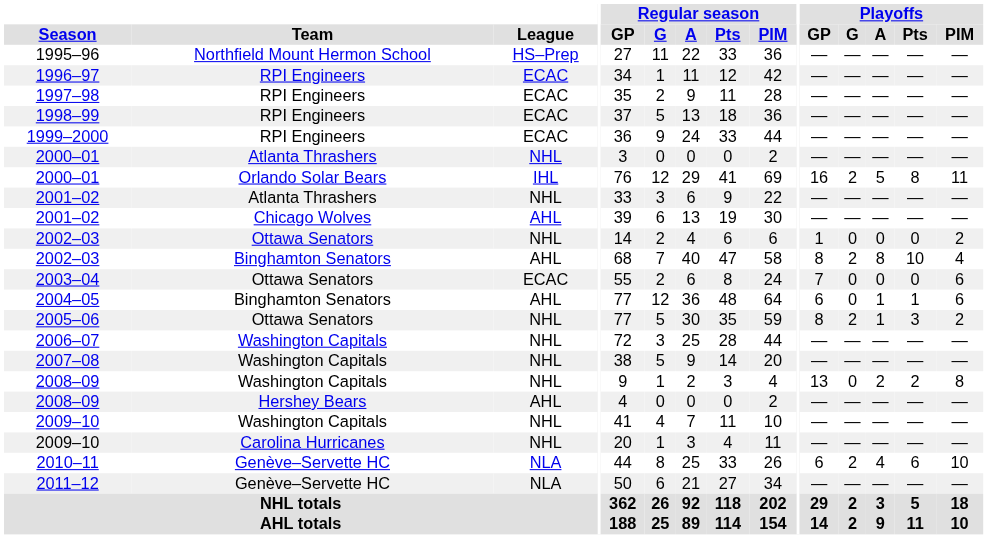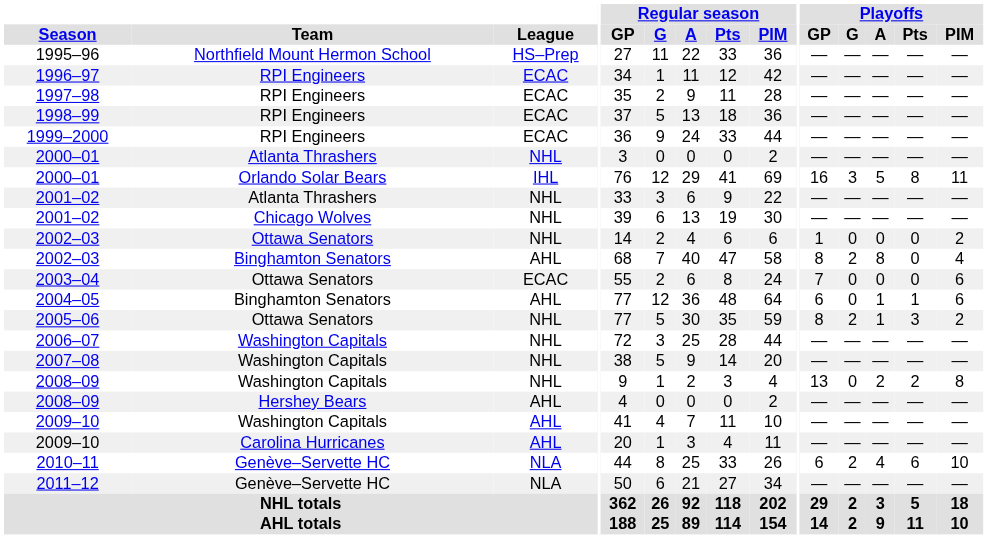(852, 177) 2 -> (852, 177) 3
(546, 218) AHL -> (546, 218) NHL
(915, 258) 10 -> (915, 258) 0
(546, 422) NHL -> (546, 422) AHL
(546, 442) NHL -> (546, 442) AHL
